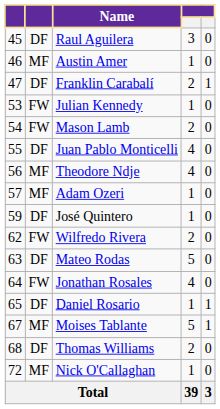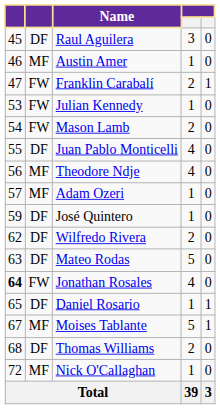(39, 83) DF -> (39, 83) FW
(39, 238) FW -> (39, 238) DF
(15, 282) normal -> (15, 282) bold
